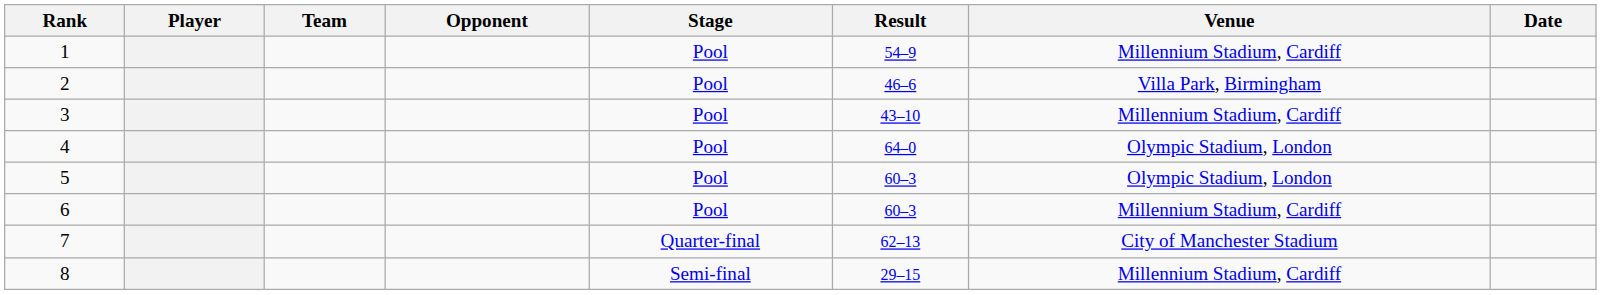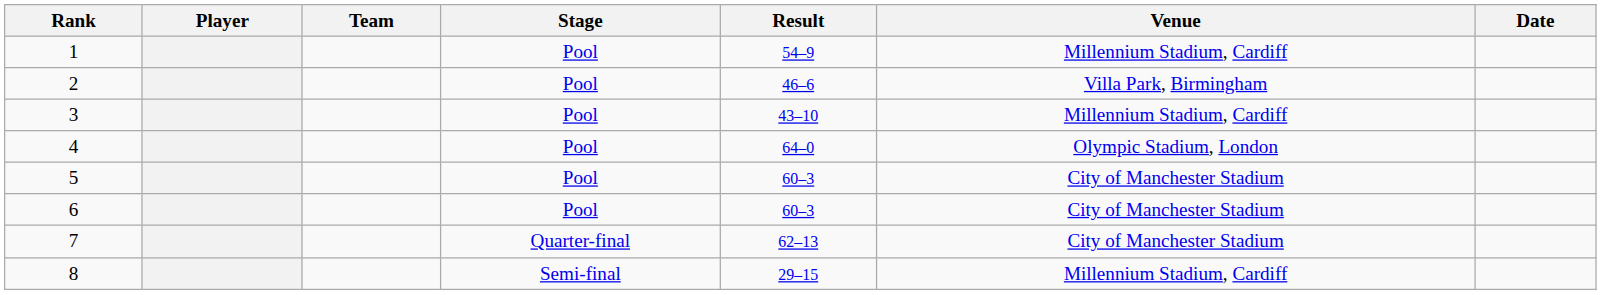- column: (487, 20)
(1229, 178) Olympic Stadium, London -> (1176, 178) City of Manchester Stadium
(1229, 209) Millennium Stadium, Cardiff -> (1176, 209) City of Manchester Stadium
